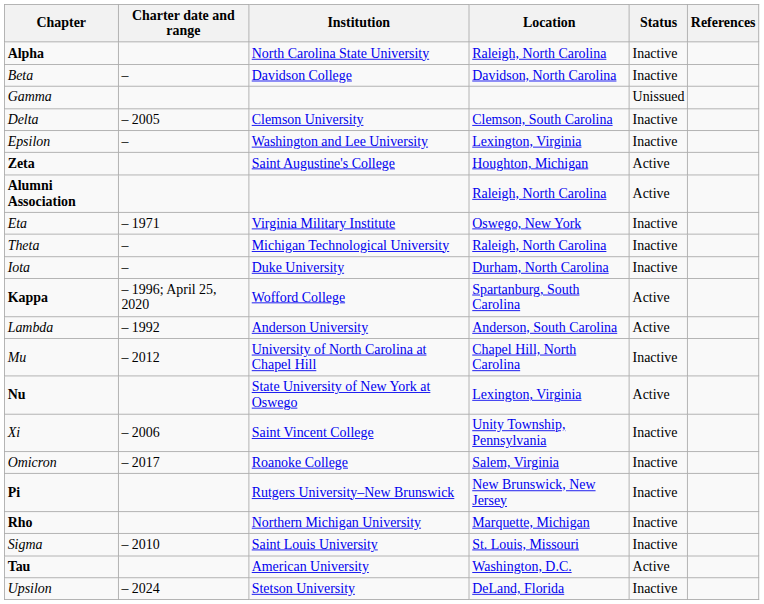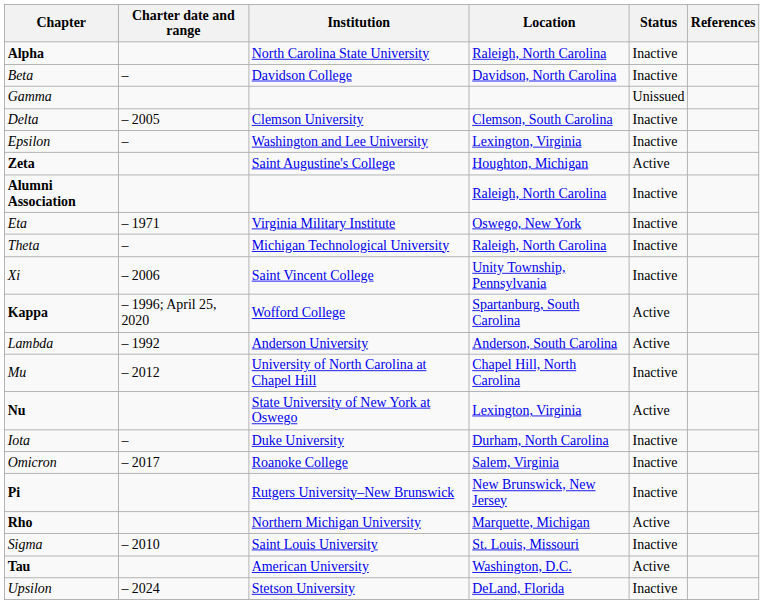(651, 193) Active -> (655, 193) Inactive
rows swapped: (19, 267) <-> (14, 432)
(655, 522) Inactive -> (651, 522) Active
